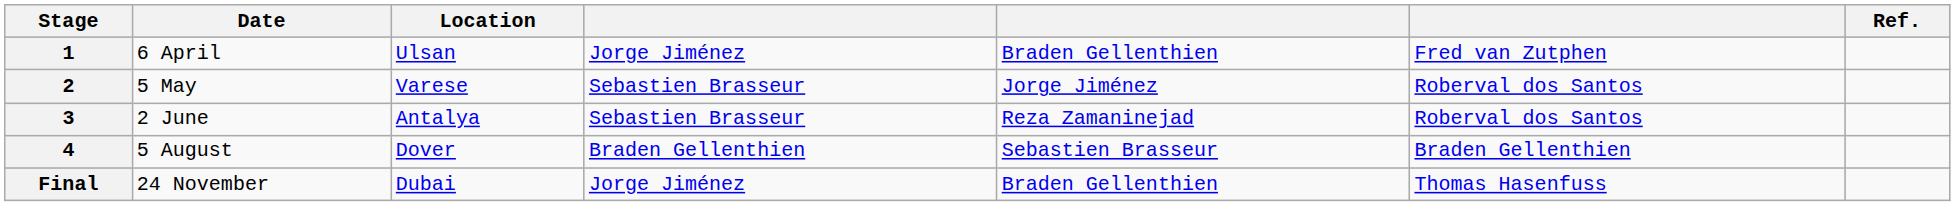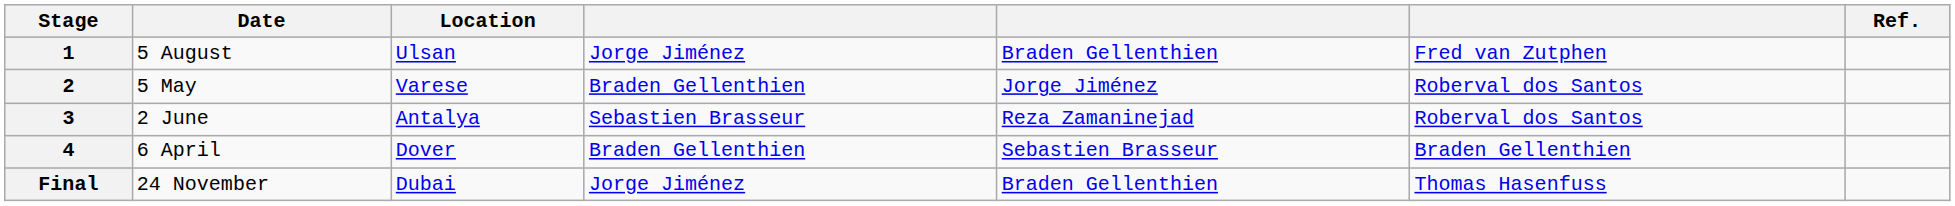(179, 54) 6 April -> (185, 54) 5 August
(697, 86) Sebastien Brasseur -> (697, 86) Braden Gellenthien
(185, 152) 5 August -> (179, 152) 6 April
